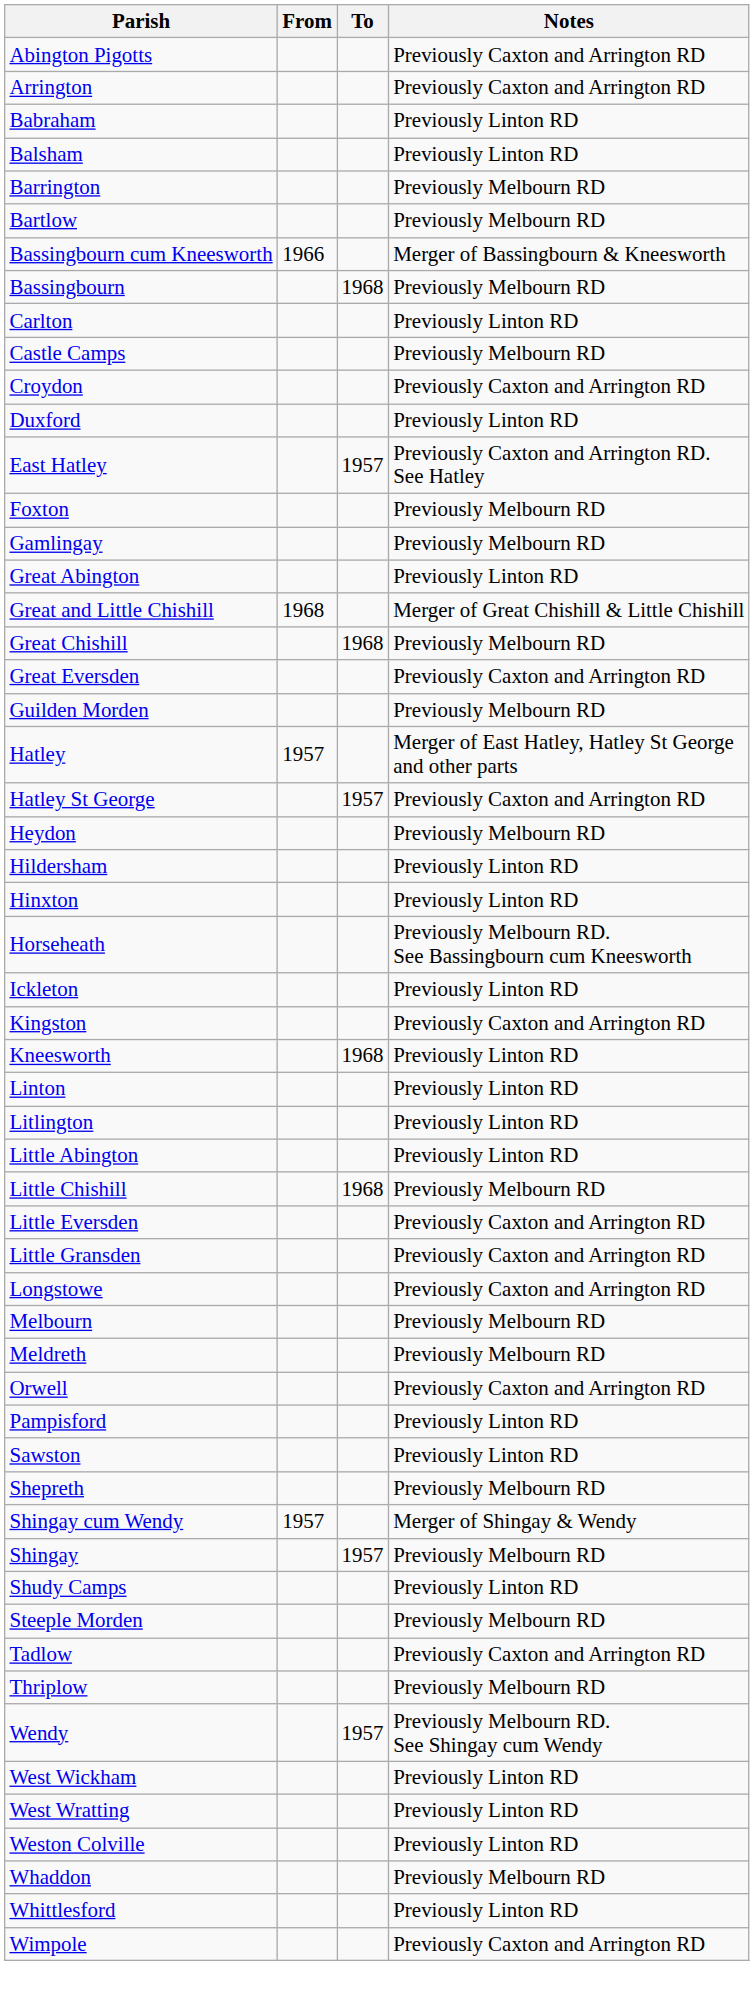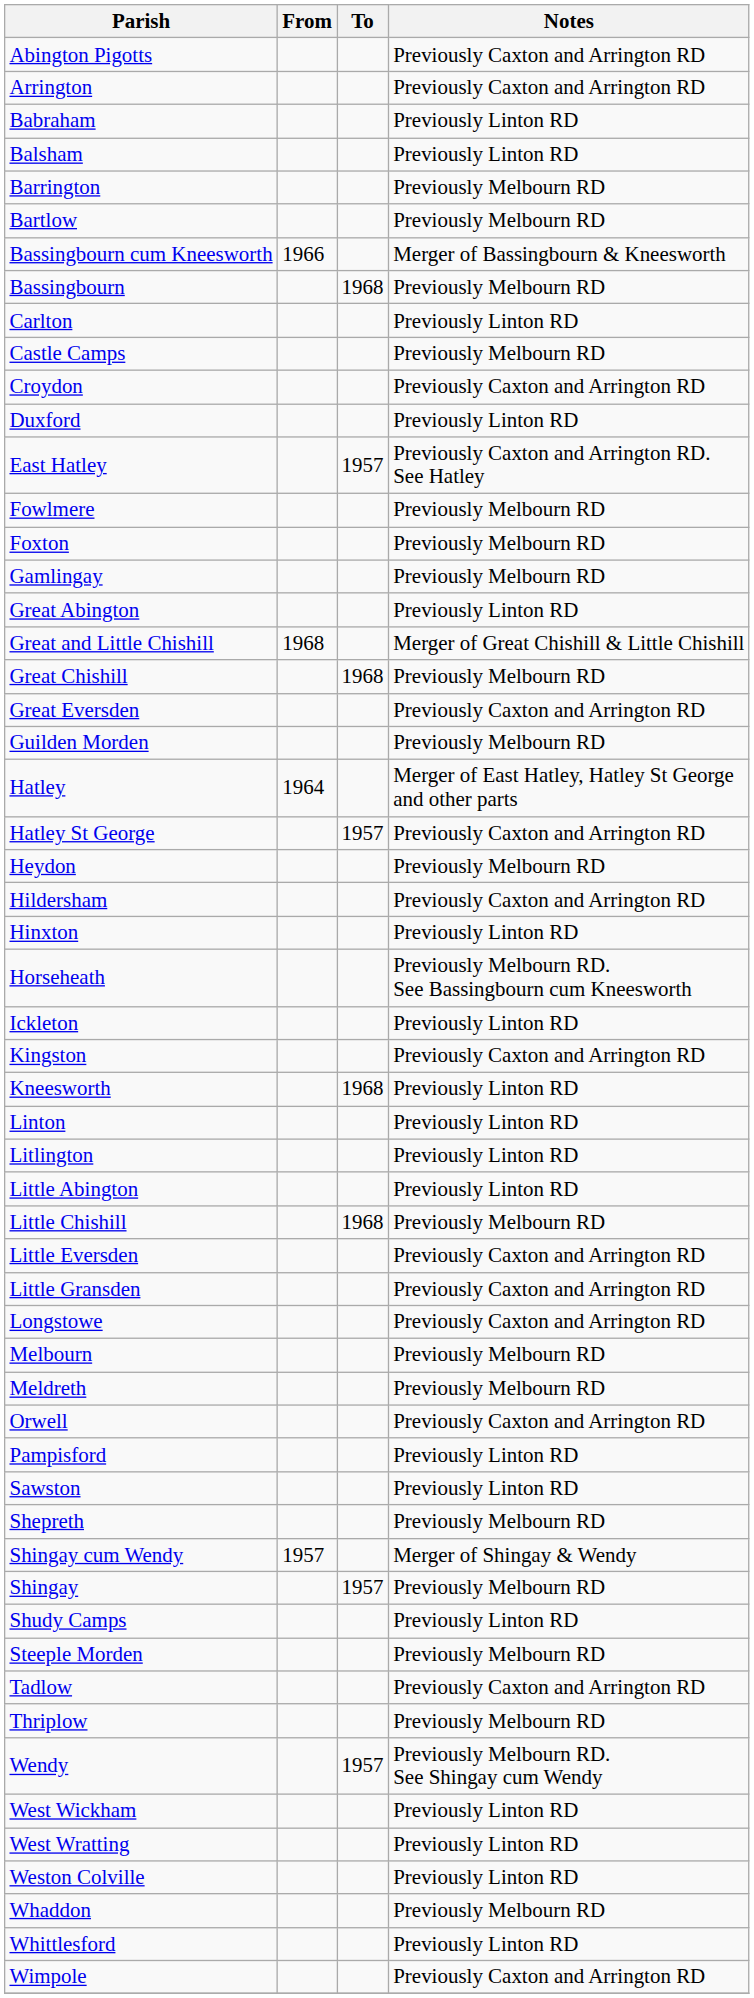+ row: (52, 510)
(303, 754) 1957 -> (303, 787) 1964
(486, 866) Previously Linton RD -> (549, 899) Previously Caxton and Arrington RD
